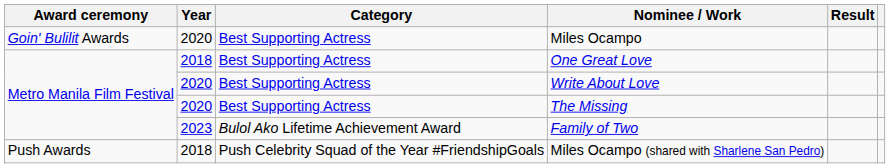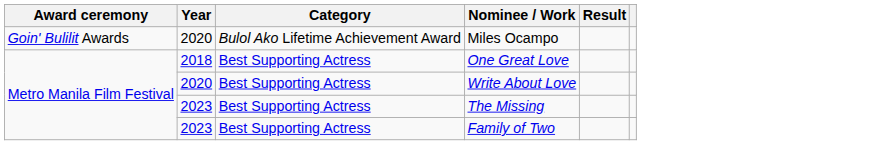(295, 38) Best Supporting Actress -> (340, 38) Bulol Ako Lifetime Achievement Award
(196, 106) 2020 -> (196, 106) 2023
(340, 128) Bulol Ako Lifetime Achievement Award -> (295, 128) Best Supporting Actress
- row: (687, 151)
